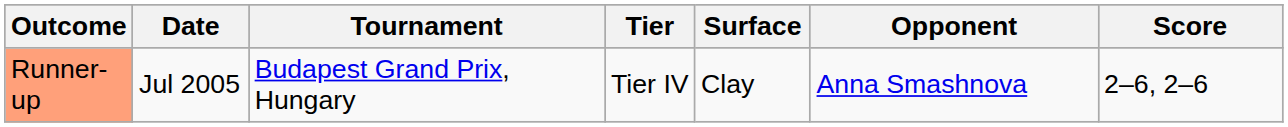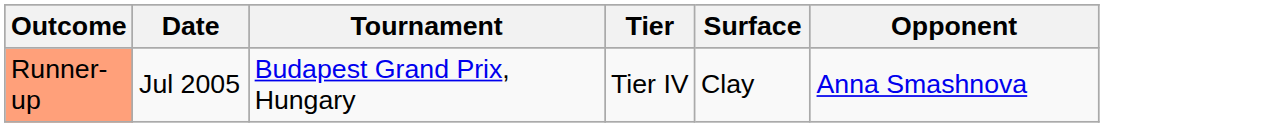- column: (1190, 25)
